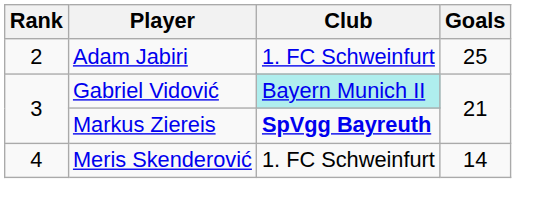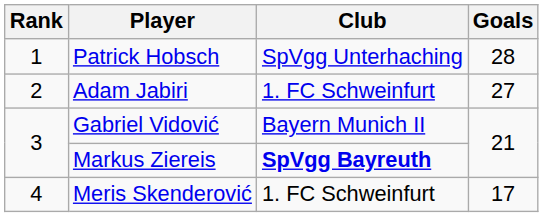+ row: (146, 56)
(475, 56) 25 -> (503, 90) 27
(344, 90) paleturquoise background -> (344, 125) no background
(475, 159) 14 -> (503, 194) 17
